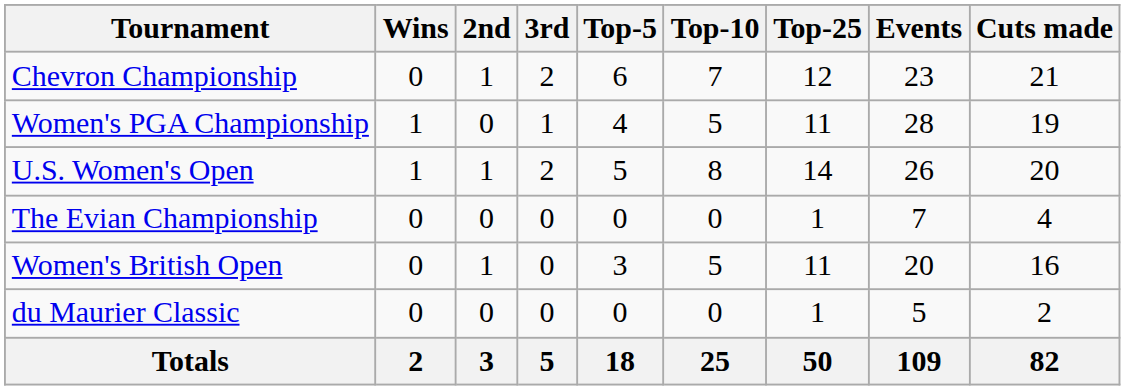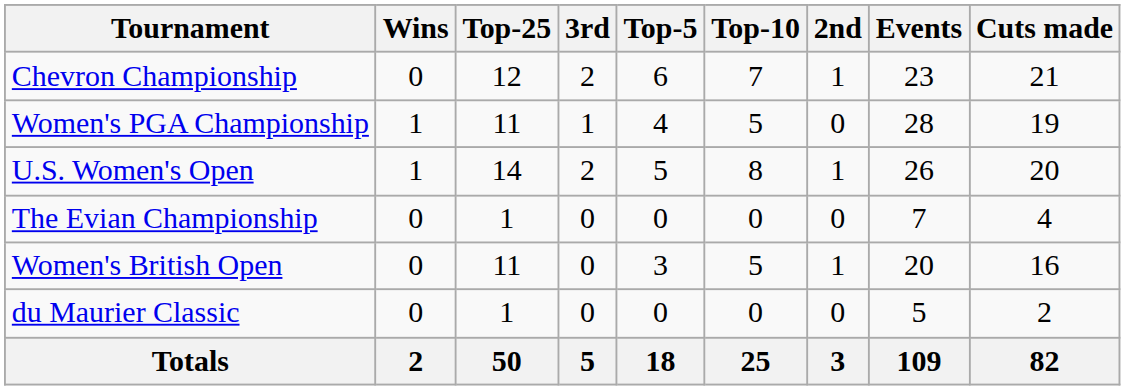columns swapped: (487, 28) <-> (818, 28)
